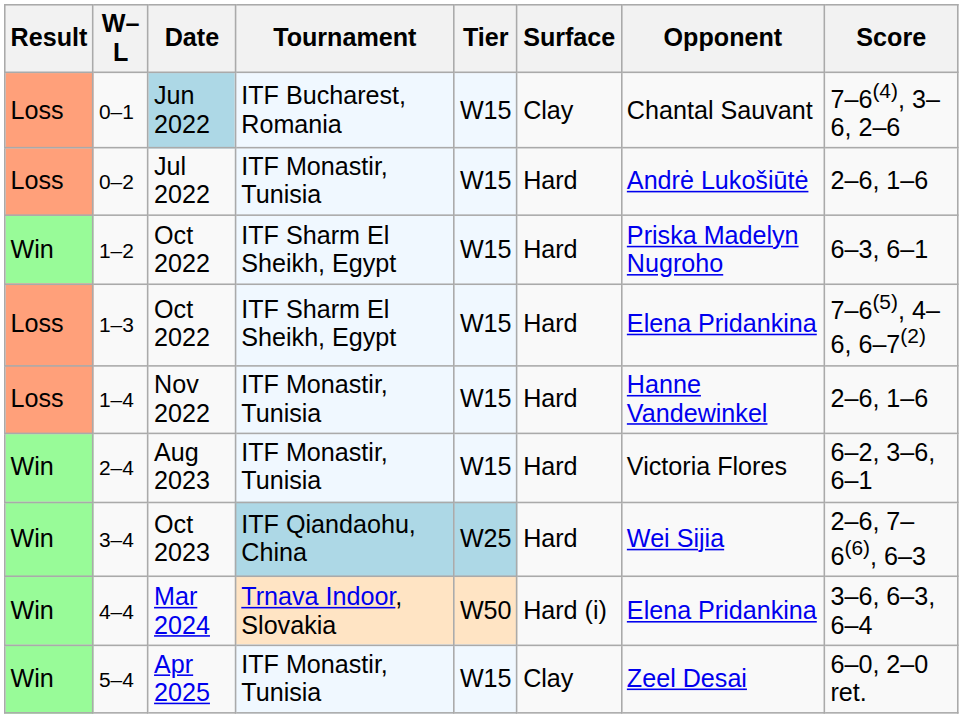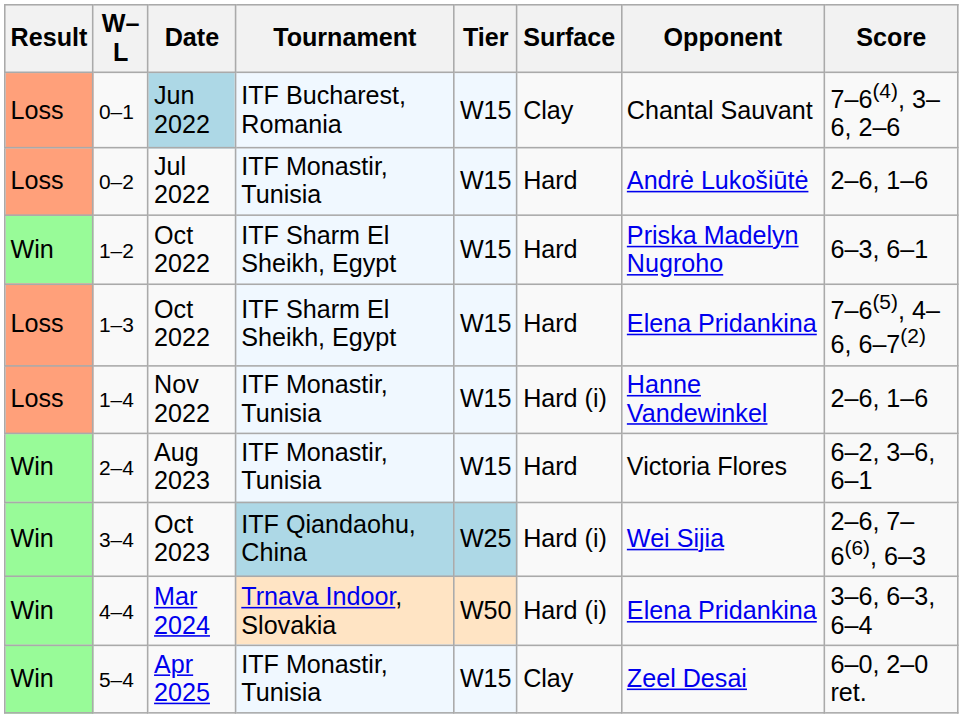(550, 399) Hard -> (565, 399) Hard (i)
(550, 539) Hard -> (565, 539) Hard (i)
